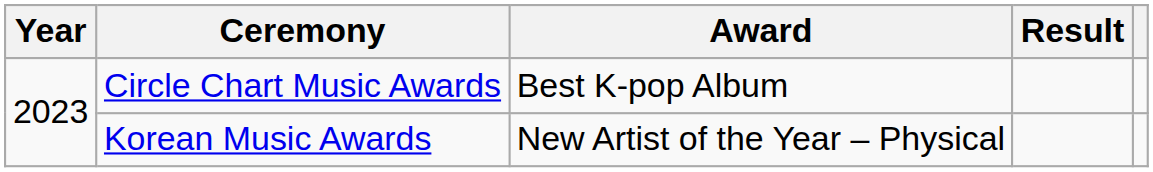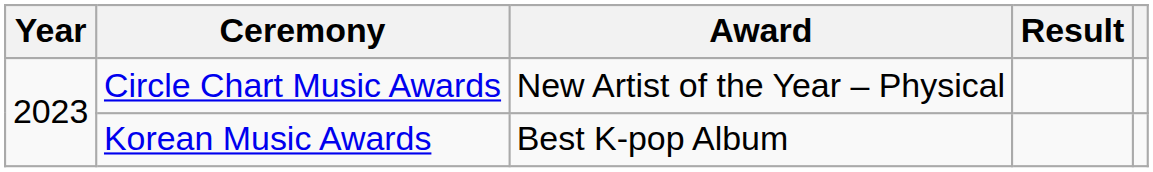(652, 85) Best K-pop Album -> (761, 85) New Artist of the Year – Physical
(761, 138) New Artist of the Year – Physical -> (652, 138) Best K-pop Album
